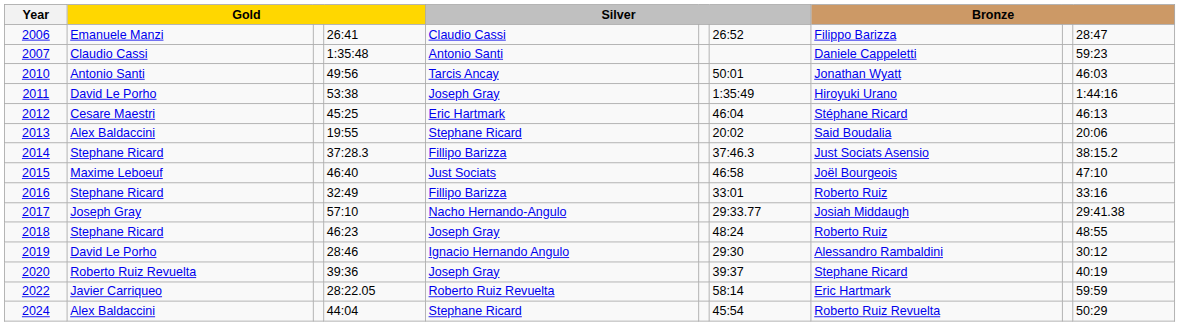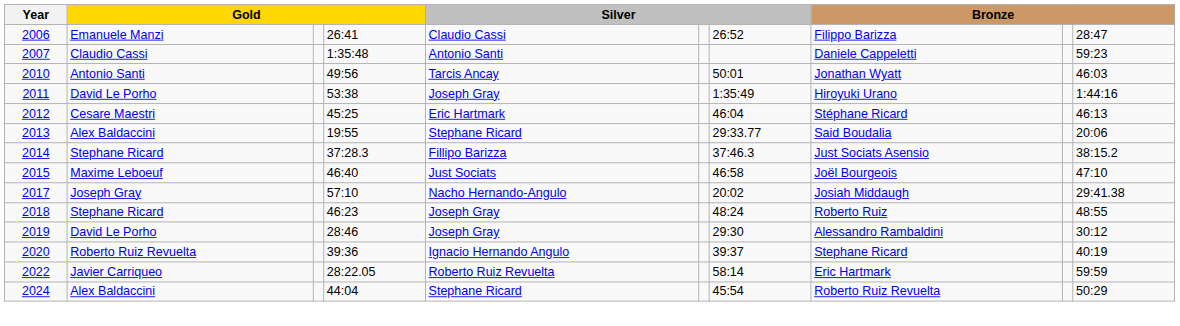(728, 133) 20:02 -> (737, 133) 29:33.77
- row: (36, 193)
(737, 213) 29:33.77 -> (728, 193) 20:02
(499, 252) Ignacio Hernando Angulo -> (464, 232) Joseph Gray
(464, 272) Joseph Gray -> (499, 252) Ignacio Hernando Angulo
